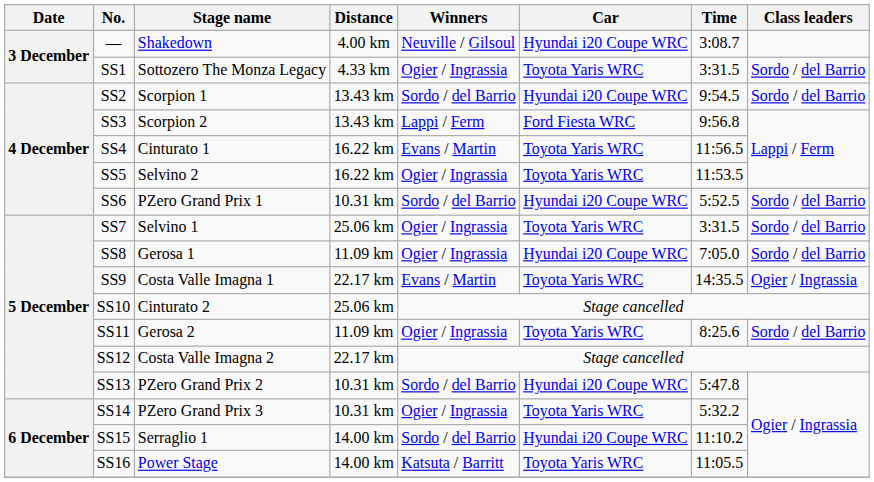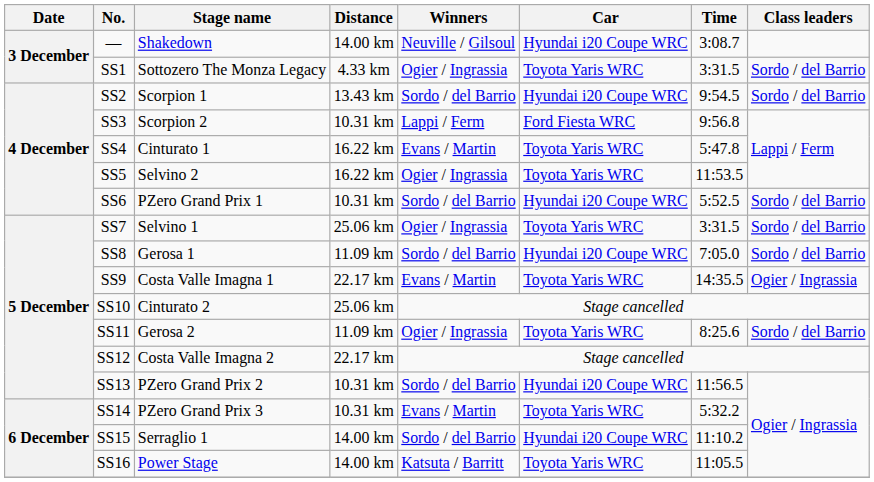(364, 43) 4.00 km -> (364, 43) 14.00 km
(364, 122) 13.43 km -> (364, 122) 10.31 km
(719, 148) 11:56.5 -> (719, 148) 5:47.8
(454, 253) Ogier / Ingrassia -> (458, 253) Sordo / del Barrio
(719, 384) 5:47.8 -> (719, 384) 11:56.5
(454, 410) Ogier / Ingrassia -> (449, 410) Evans / Martin
